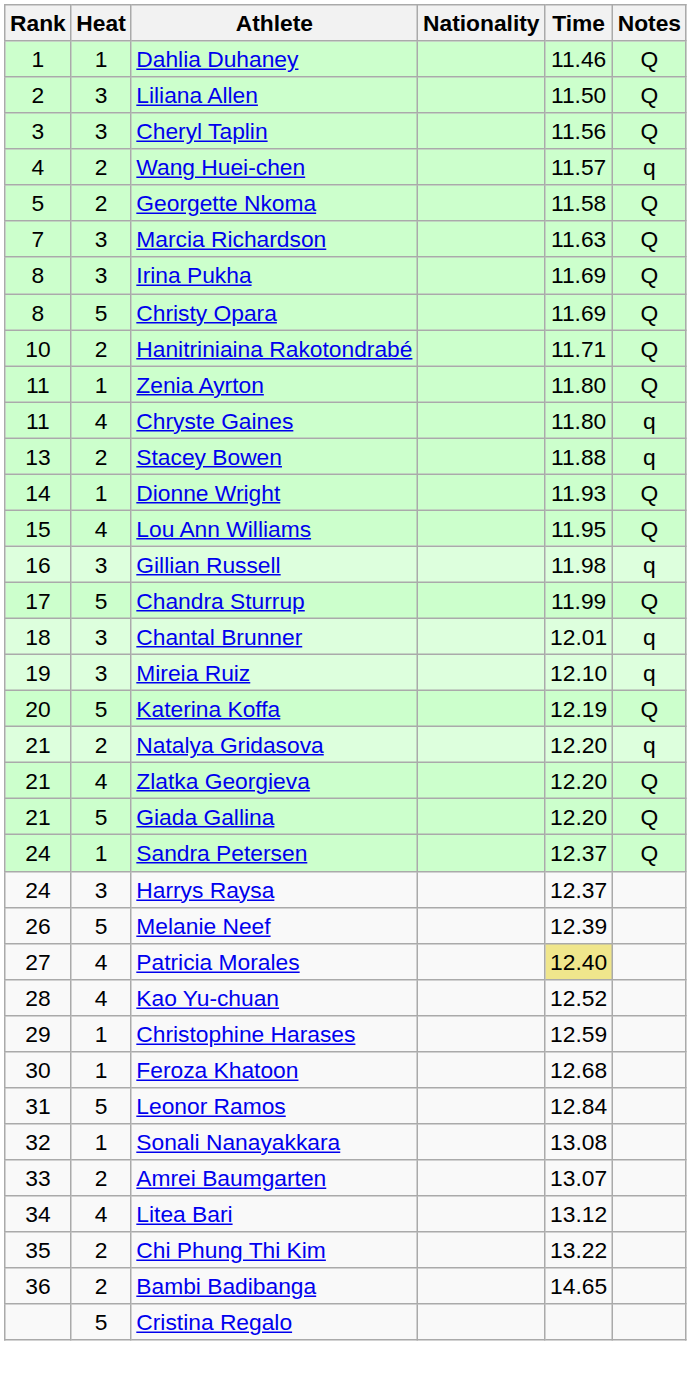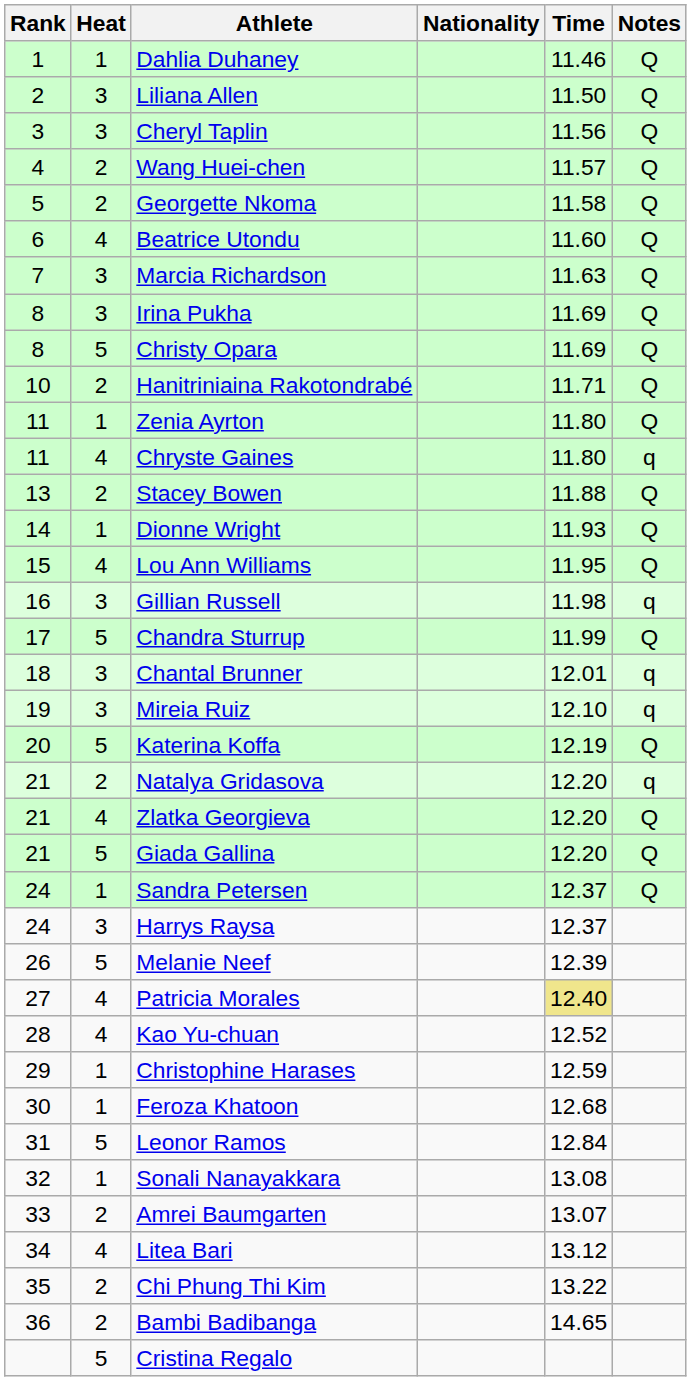(649, 167) q -> (649, 167) Q
+ row: (218, 240)
(649, 456) q -> (649, 492) Q
